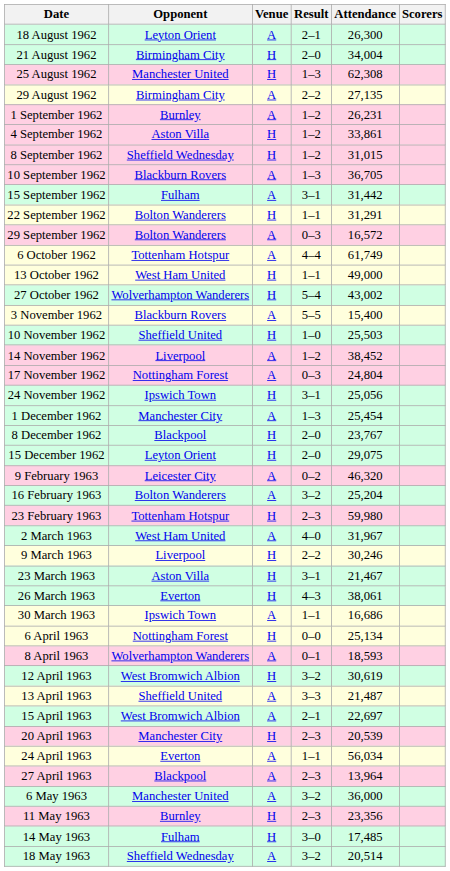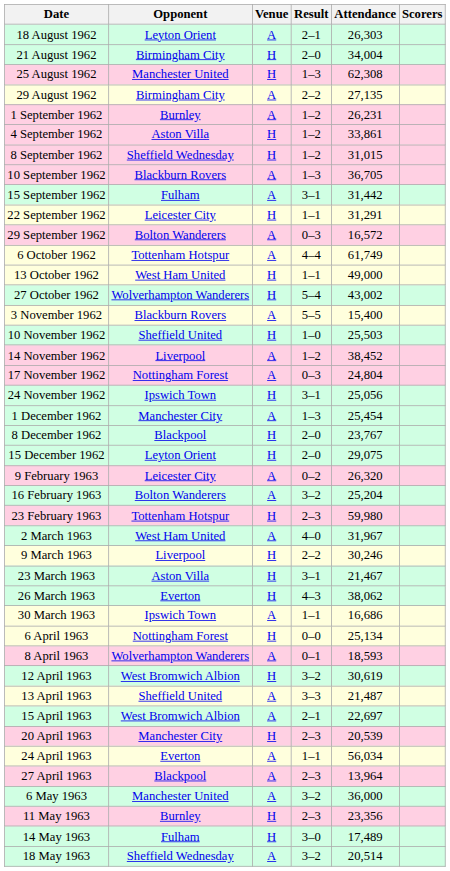(365, 34) 26,300 -> (365, 34) 26,303
(180, 214) Bolton Wanderers -> (180, 214) Leicester City
(365, 475) 46,320 -> (365, 475) 26,320
(365, 595) 38,061 -> (365, 595) 38,062
(365, 836) 17,485 -> (365, 836) 17,489
